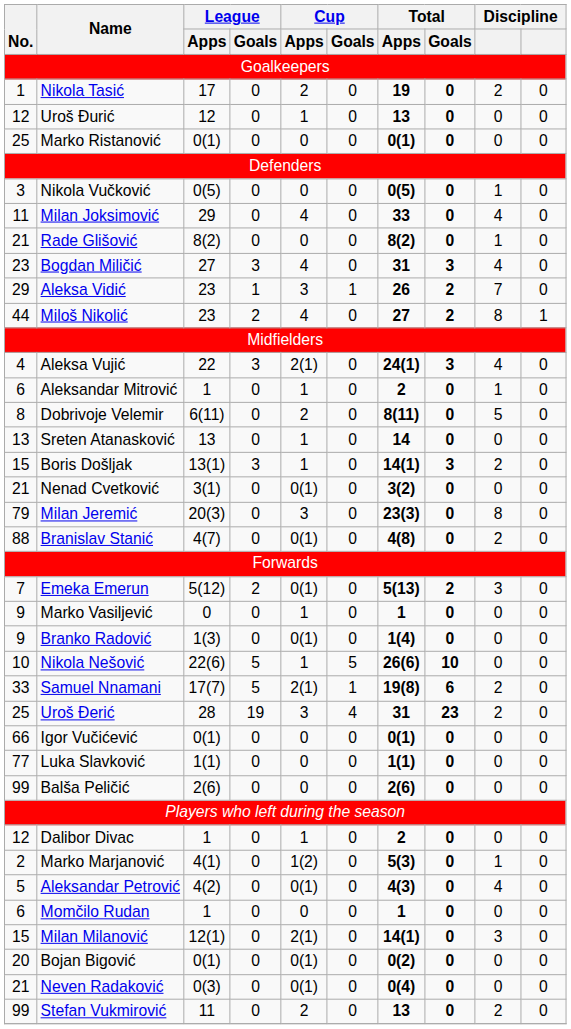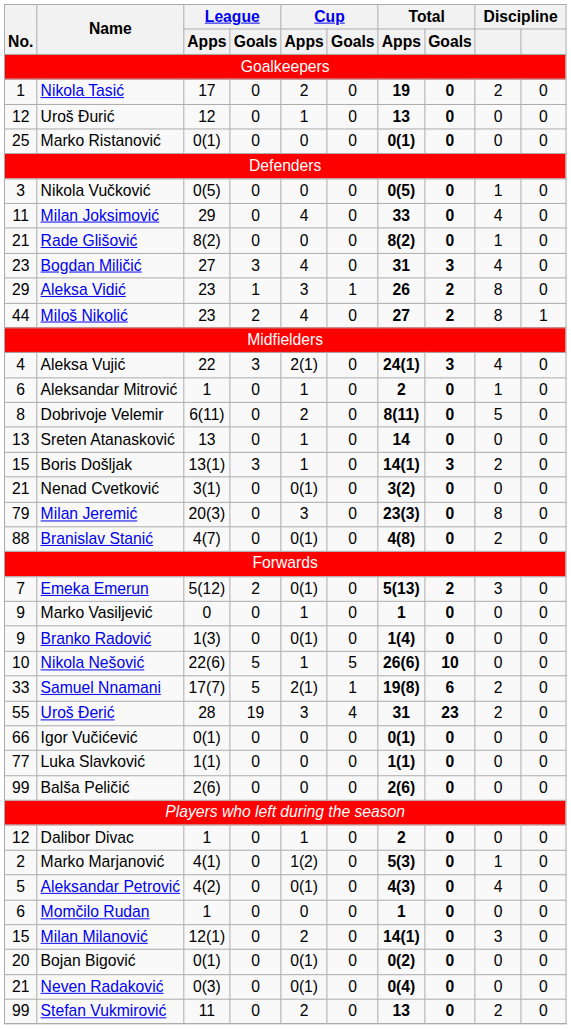(498, 290) 7 -> (498, 290) 8
(21, 713) 25 -> (21, 713) 55
(304, 937) 2(1) -> (304, 937) 2
